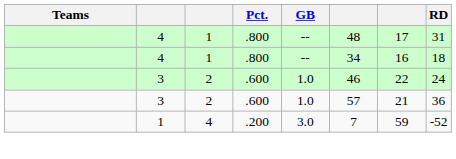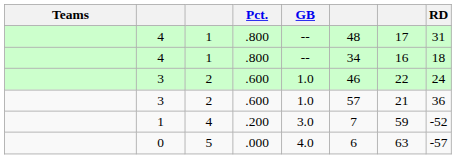+ row: (161, 143)
